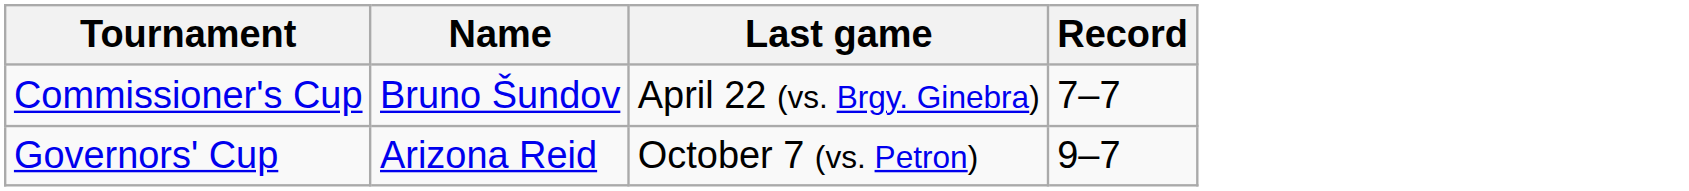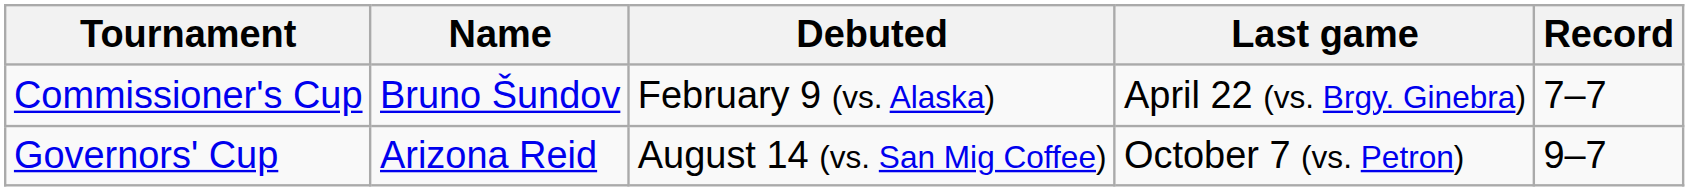+ column: (872, 34)
